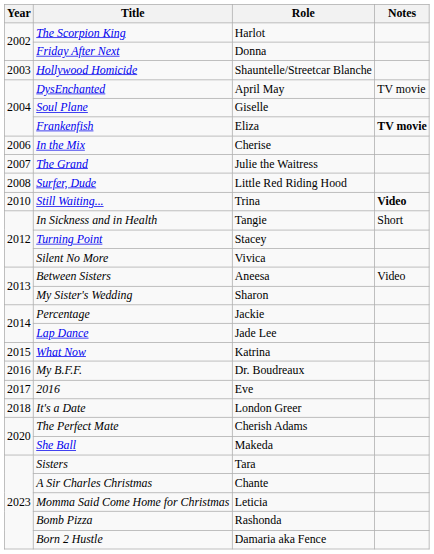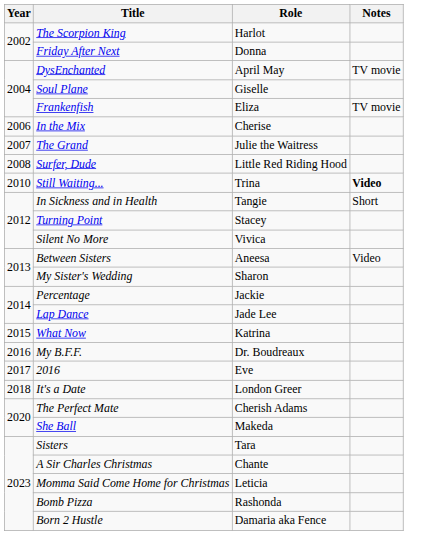- row: (87, 70)
(402, 126) bold -> (376, 107) normal
